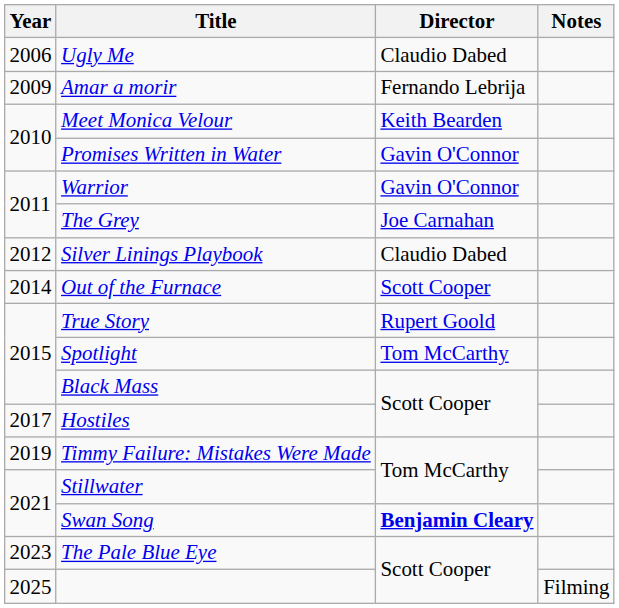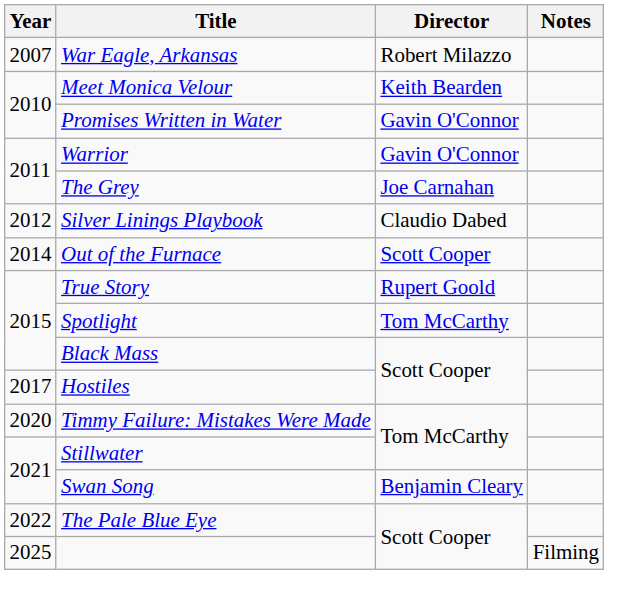- row: (97, 54)
+ row: (149, 54)
- row: (119, 87)
(30, 453) 2019 -> (30, 420) 2020
(457, 519) bold -> (452, 486) normal
(30, 552) 2023 -> (30, 519) 2022
